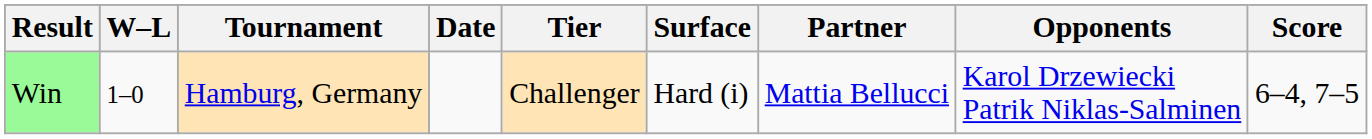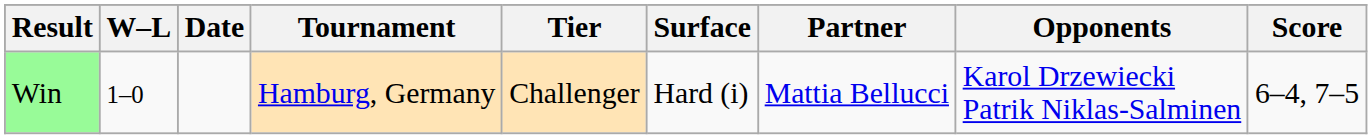columns swapped: (466, 28) <-> (303, 28)
